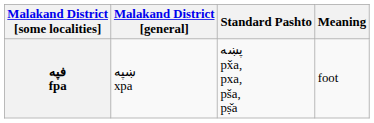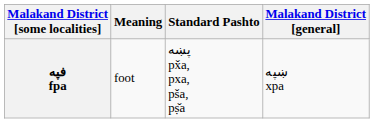columns swapped: (164, 21) <-> (342, 21)
